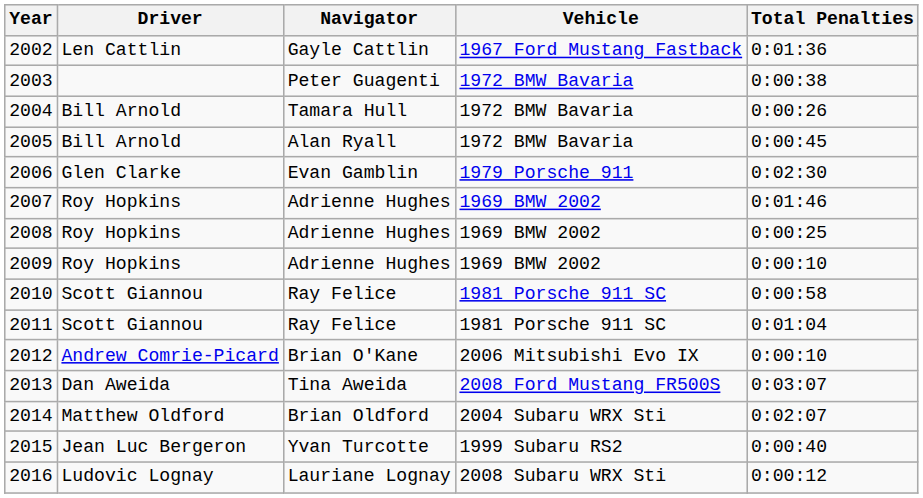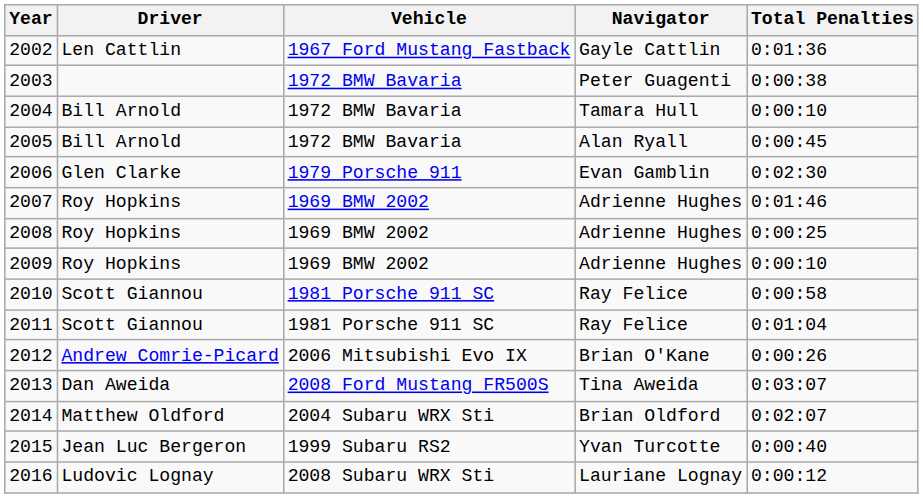columns swapped: (369, 20) <-> (601, 20)
(789, 111) 0:00:26 -> (789, 111) 0:00:10
(789, 355) 0:00:10 -> (789, 355) 0:00:26
